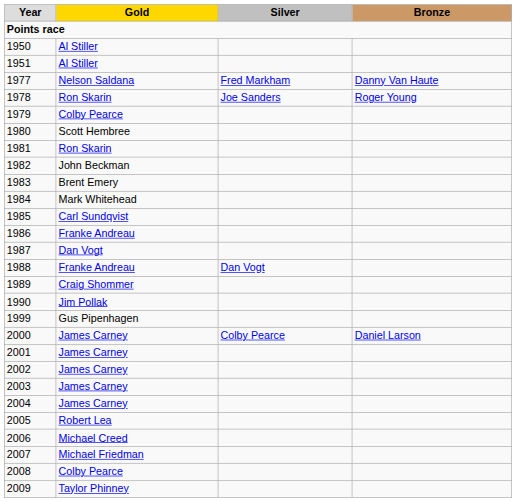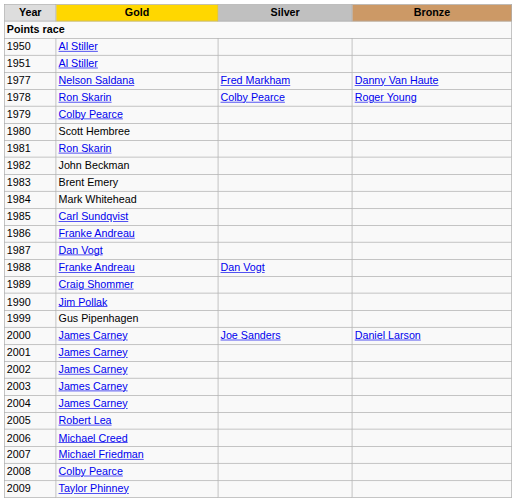(251, 98) Joe Sanders -> (253, 98) Colby Pearce
(253, 336) Colby Pearce -> (251, 336) Joe Sanders
